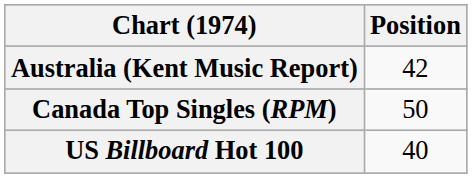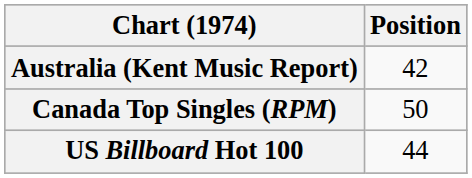(415, 151) 40 -> (415, 151) 44
